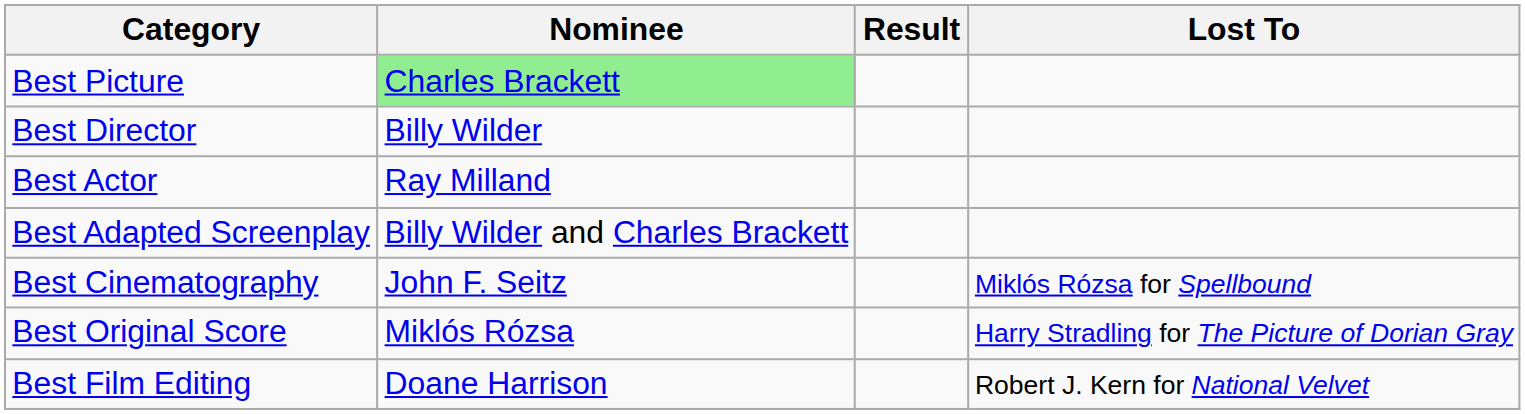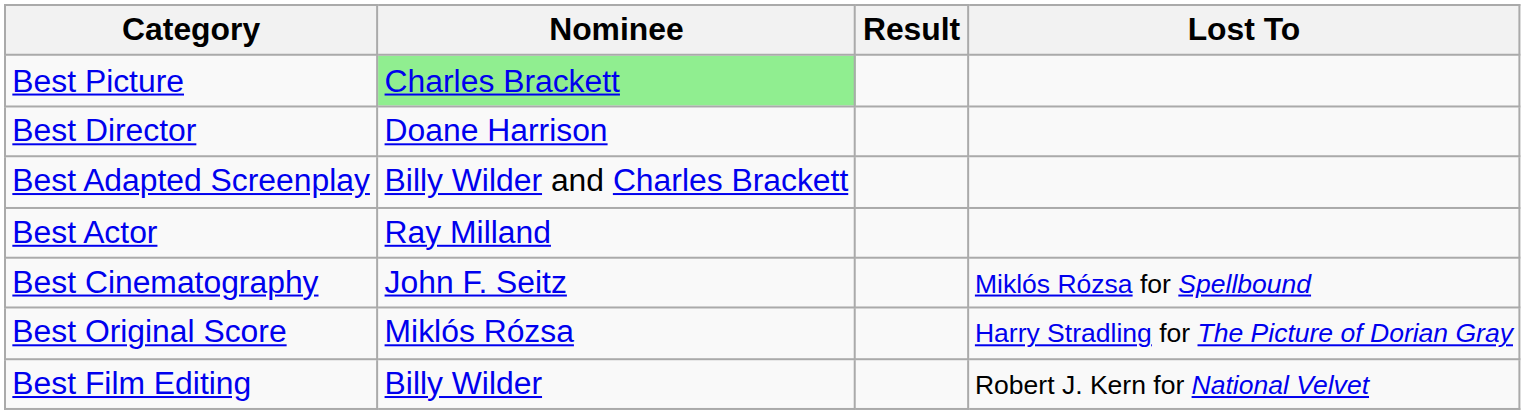(463, 130) Billy Wilder -> (496, 130) Doane Harrison
rows swapped: (85, 181) <-> (191, 231)
(496, 383) Doane Harrison -> (463, 383) Billy Wilder
